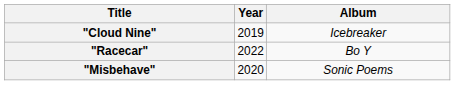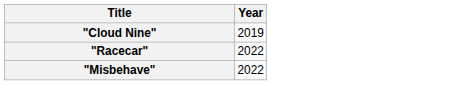- column: (358, 13)
(251, 70) 2020 -> (251, 70) 2022
